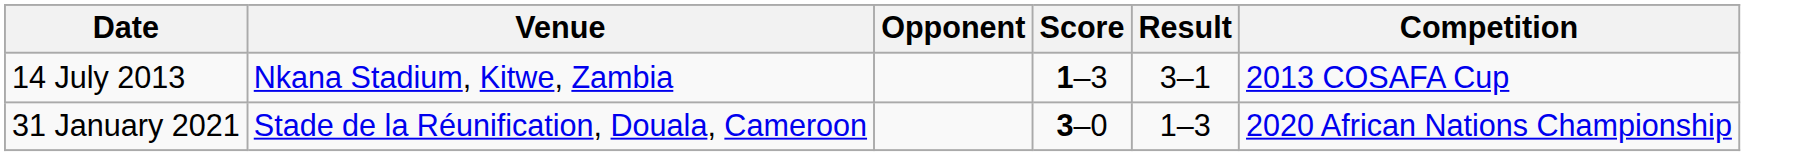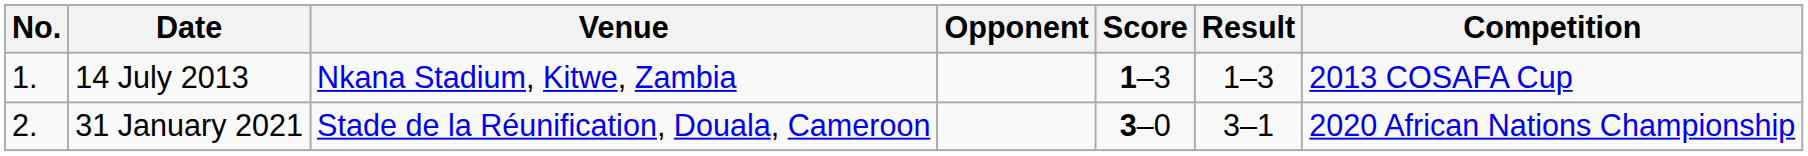+ column: (37, 28)
(1185, 77) 3–1 -> (1249, 77) 1–3
(1185, 125) 1–3 -> (1249, 125) 3–1
